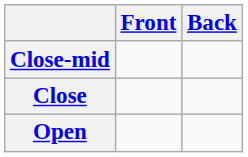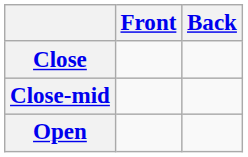rows swapped: (60, 95) <-> (60, 59)
